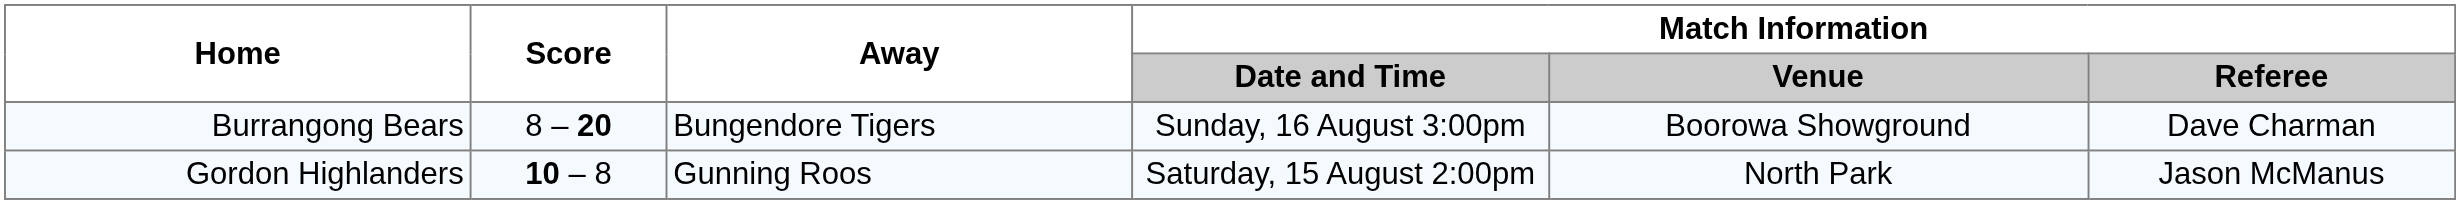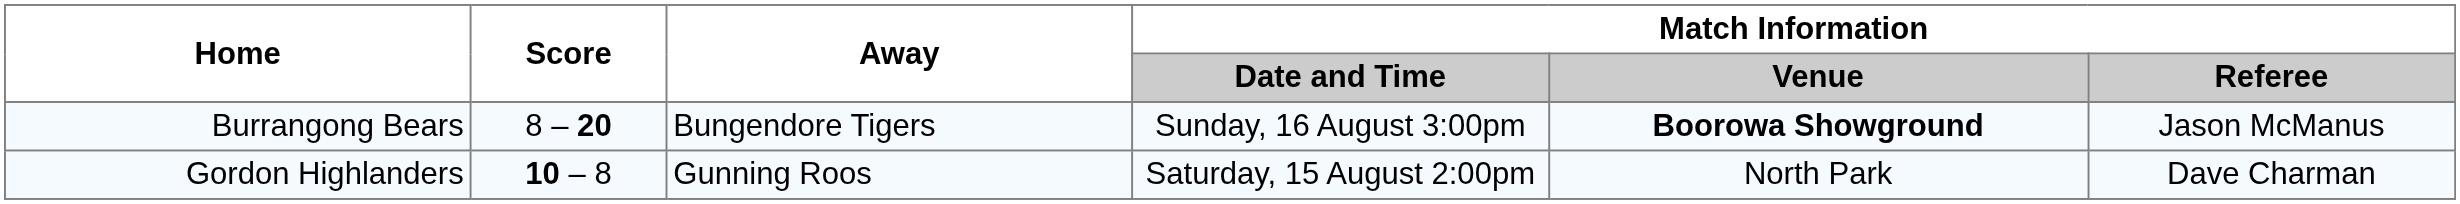(1818, 125) normal -> (1818, 125) bold
(2271, 125) Dave Charman -> (2271, 125) Jason McManus
(2271, 174) Jason McManus -> (2271, 174) Dave Charman
